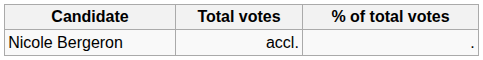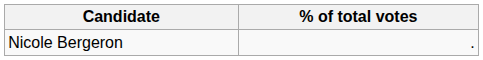- column: (239, 17)
